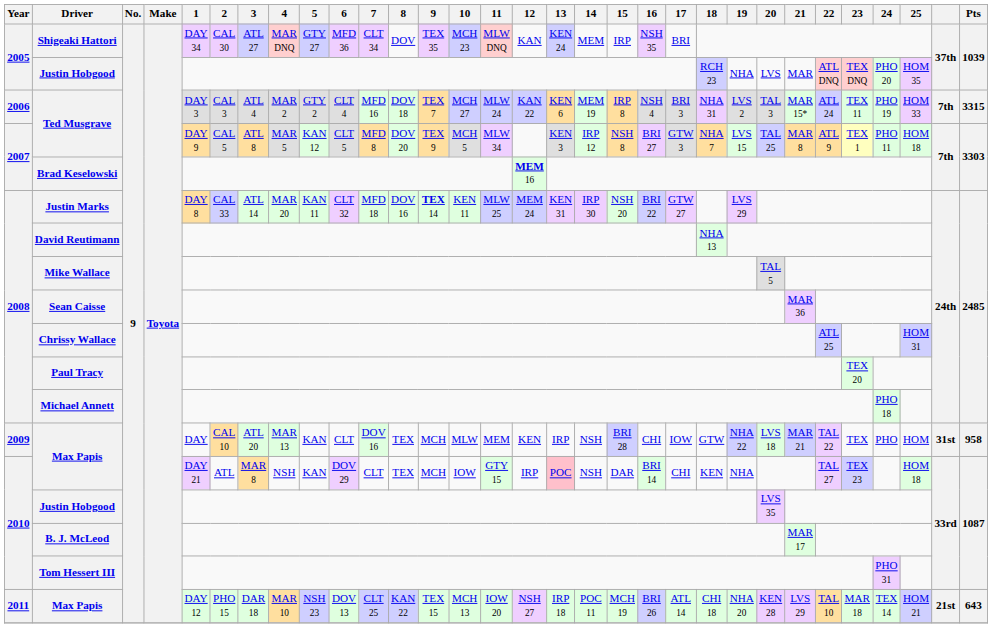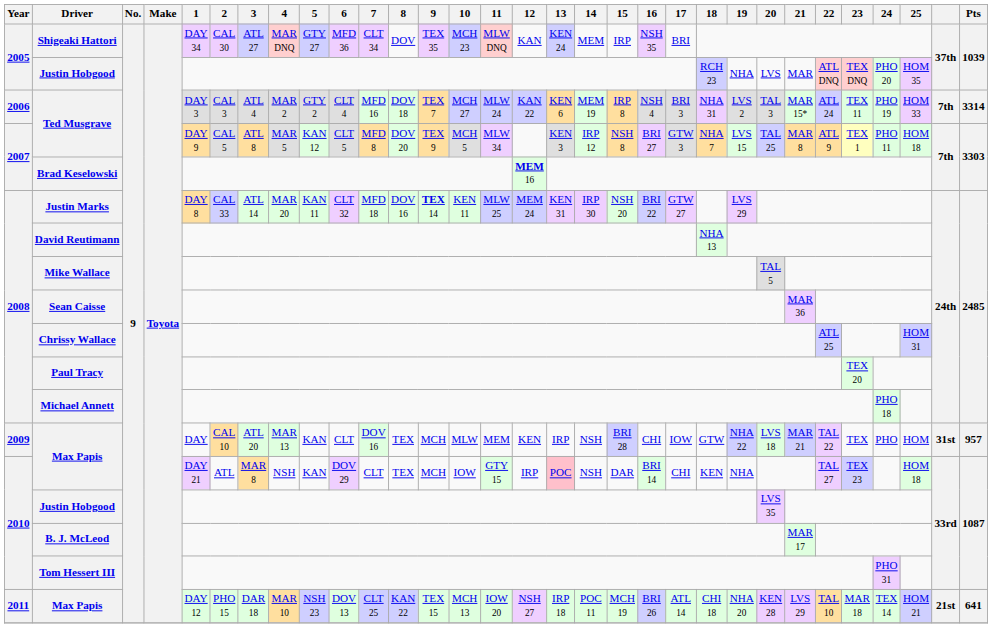(973, 107) 3315 -> (973, 107) 3314
(973, 439) 958 -> (973, 439) 957
(973, 606) 643 -> (973, 606) 641
